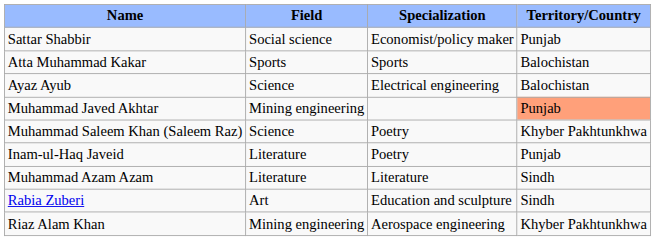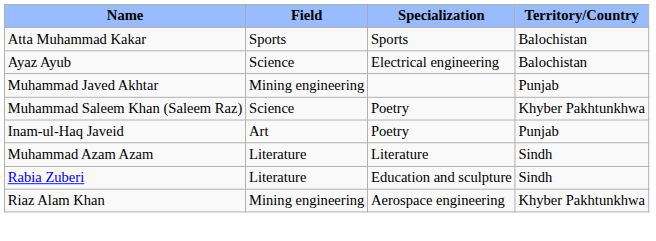- row: (49, 39)
(541, 108) lightsalmon background -> (539, 85) no background
(278, 154) Literature -> (259, 131) Art
(259, 200) Art -> (278, 177) Literature
